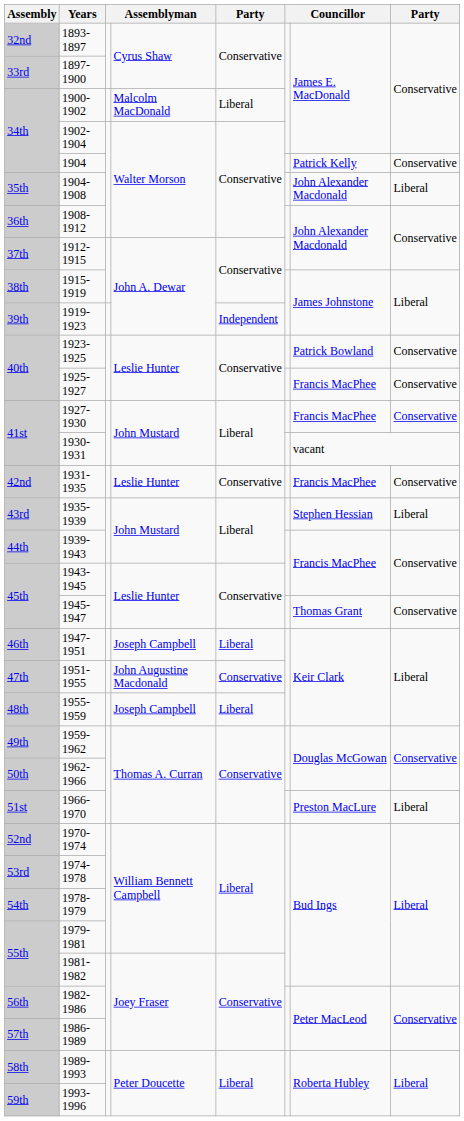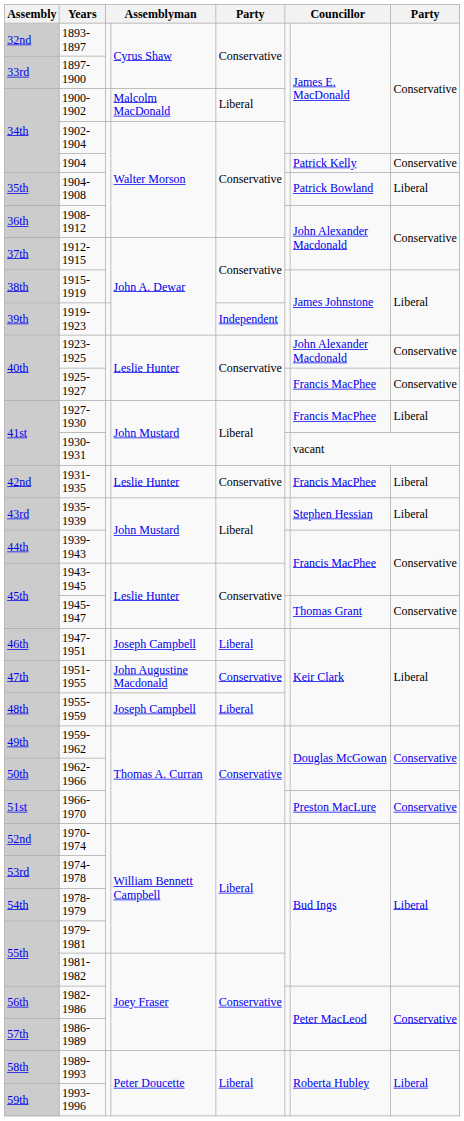(331, 188) John Alexander Macdonald -> (333, 188) Patrick Bowland
(333, 351) Patrick Bowland -> (331, 351) John Alexander Macdonald
(425, 416) Conservative -> (411, 416) Liberal
(425, 481) Conservative -> (411, 481) Liberal
(411, 807) Liberal -> (425, 807) Conservative
